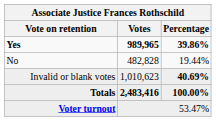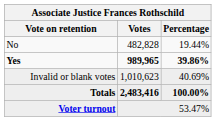rows swapped: (14, 44) <-> (13, 60)
(193, 76) bold -> (194, 76) normal
